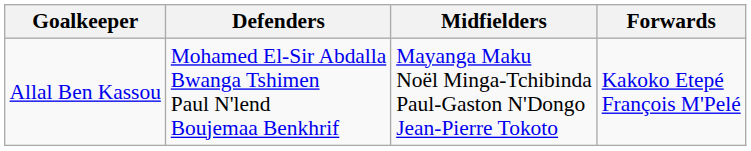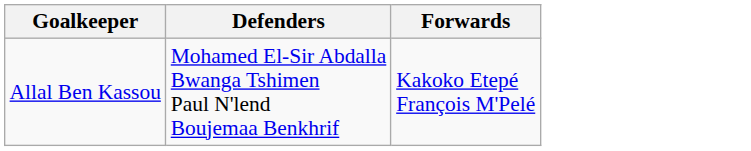- column: (494, 21)
